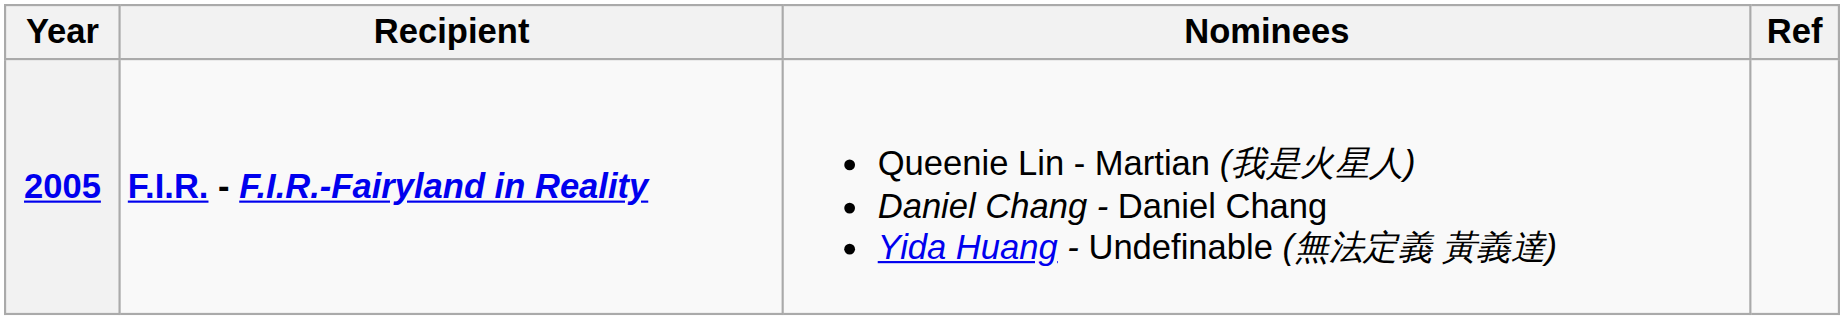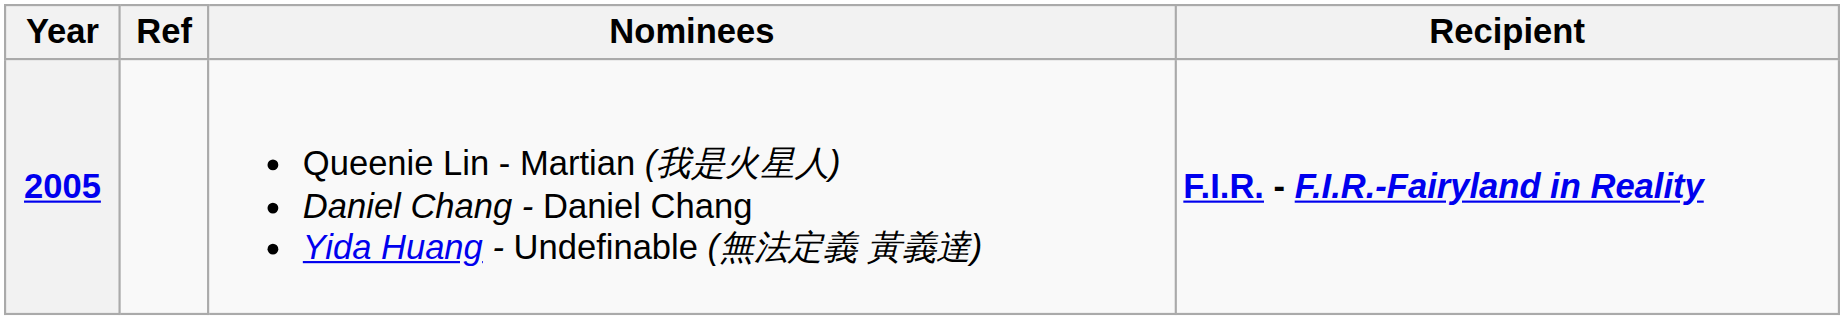columns swapped: (452, 31) <-> (1795, 31)
